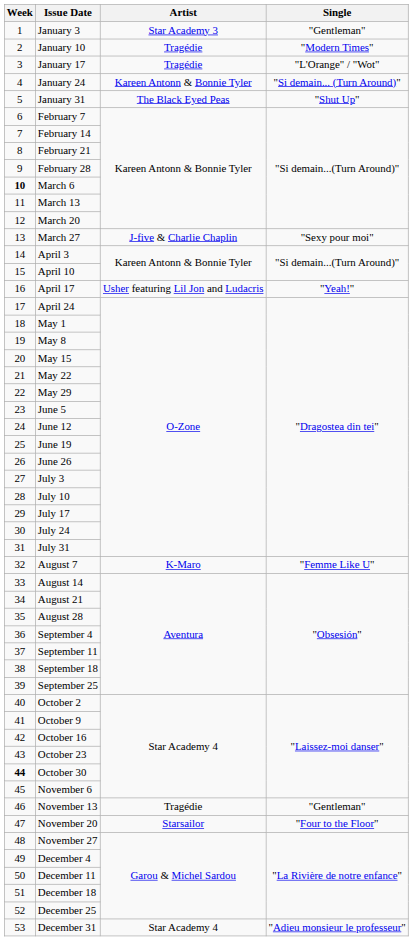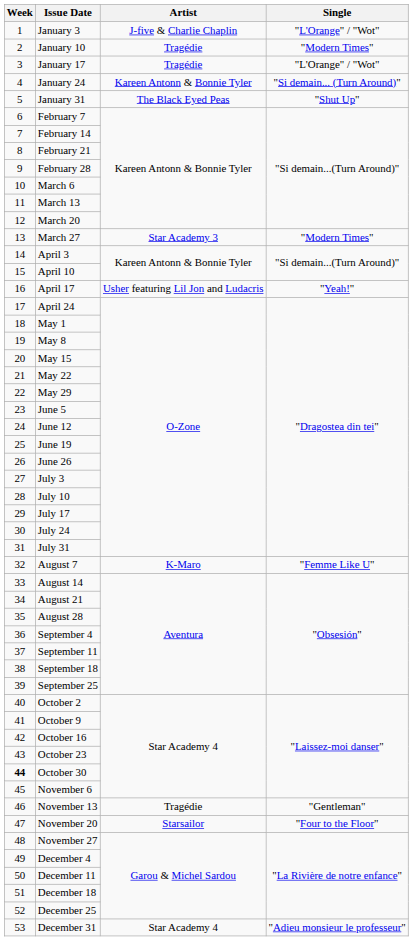(183, 30) Star Academy 3 -> (183, 30) J-five & Charlie Chaplin
(337, 30) "Gentleman" -> (337, 30) "L'Orange" / "Wot"
(20, 185) bold -> (20, 185) normal
(183, 237) J-five & Charlie Chaplin -> (183, 237) Star Academy 3
(337, 237) "Sexy pour moi" -> (337, 237) "Modern Times"
